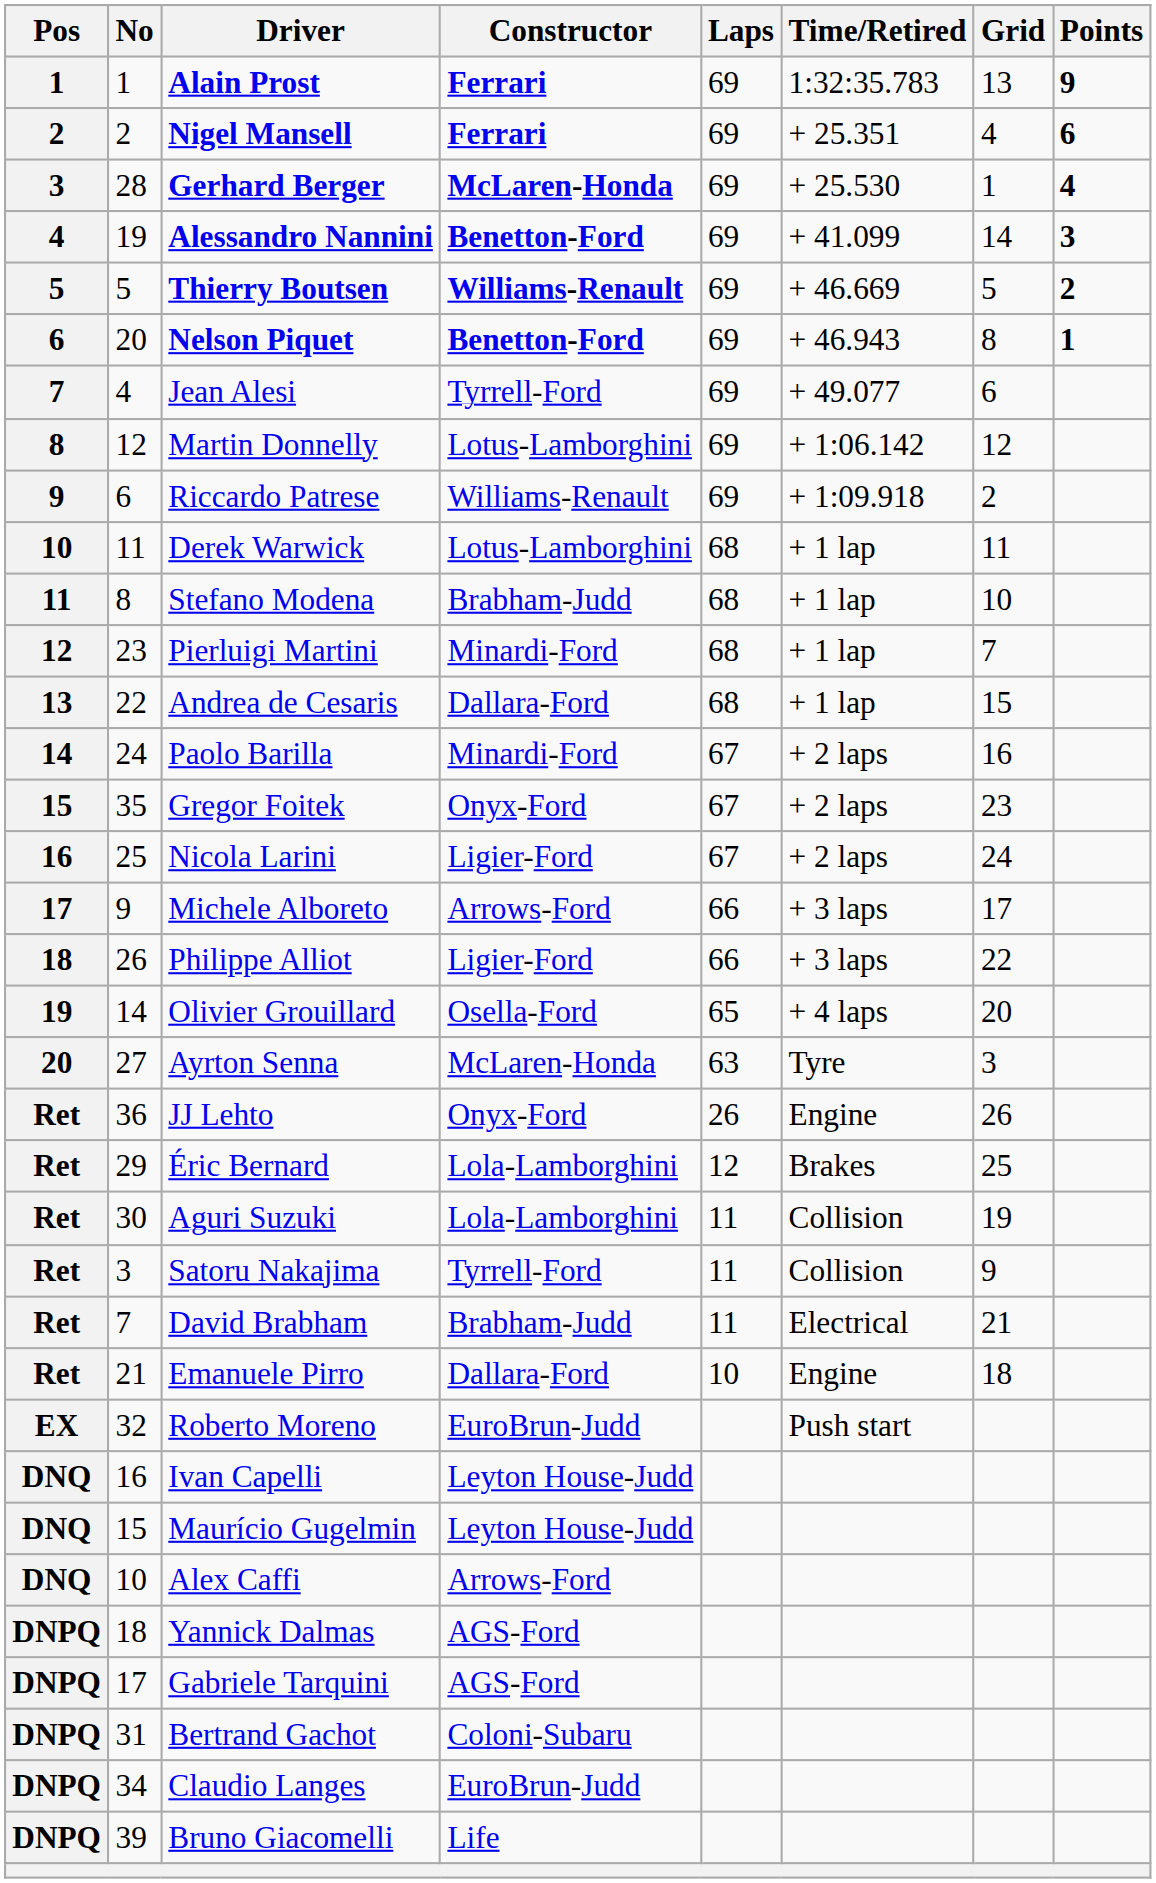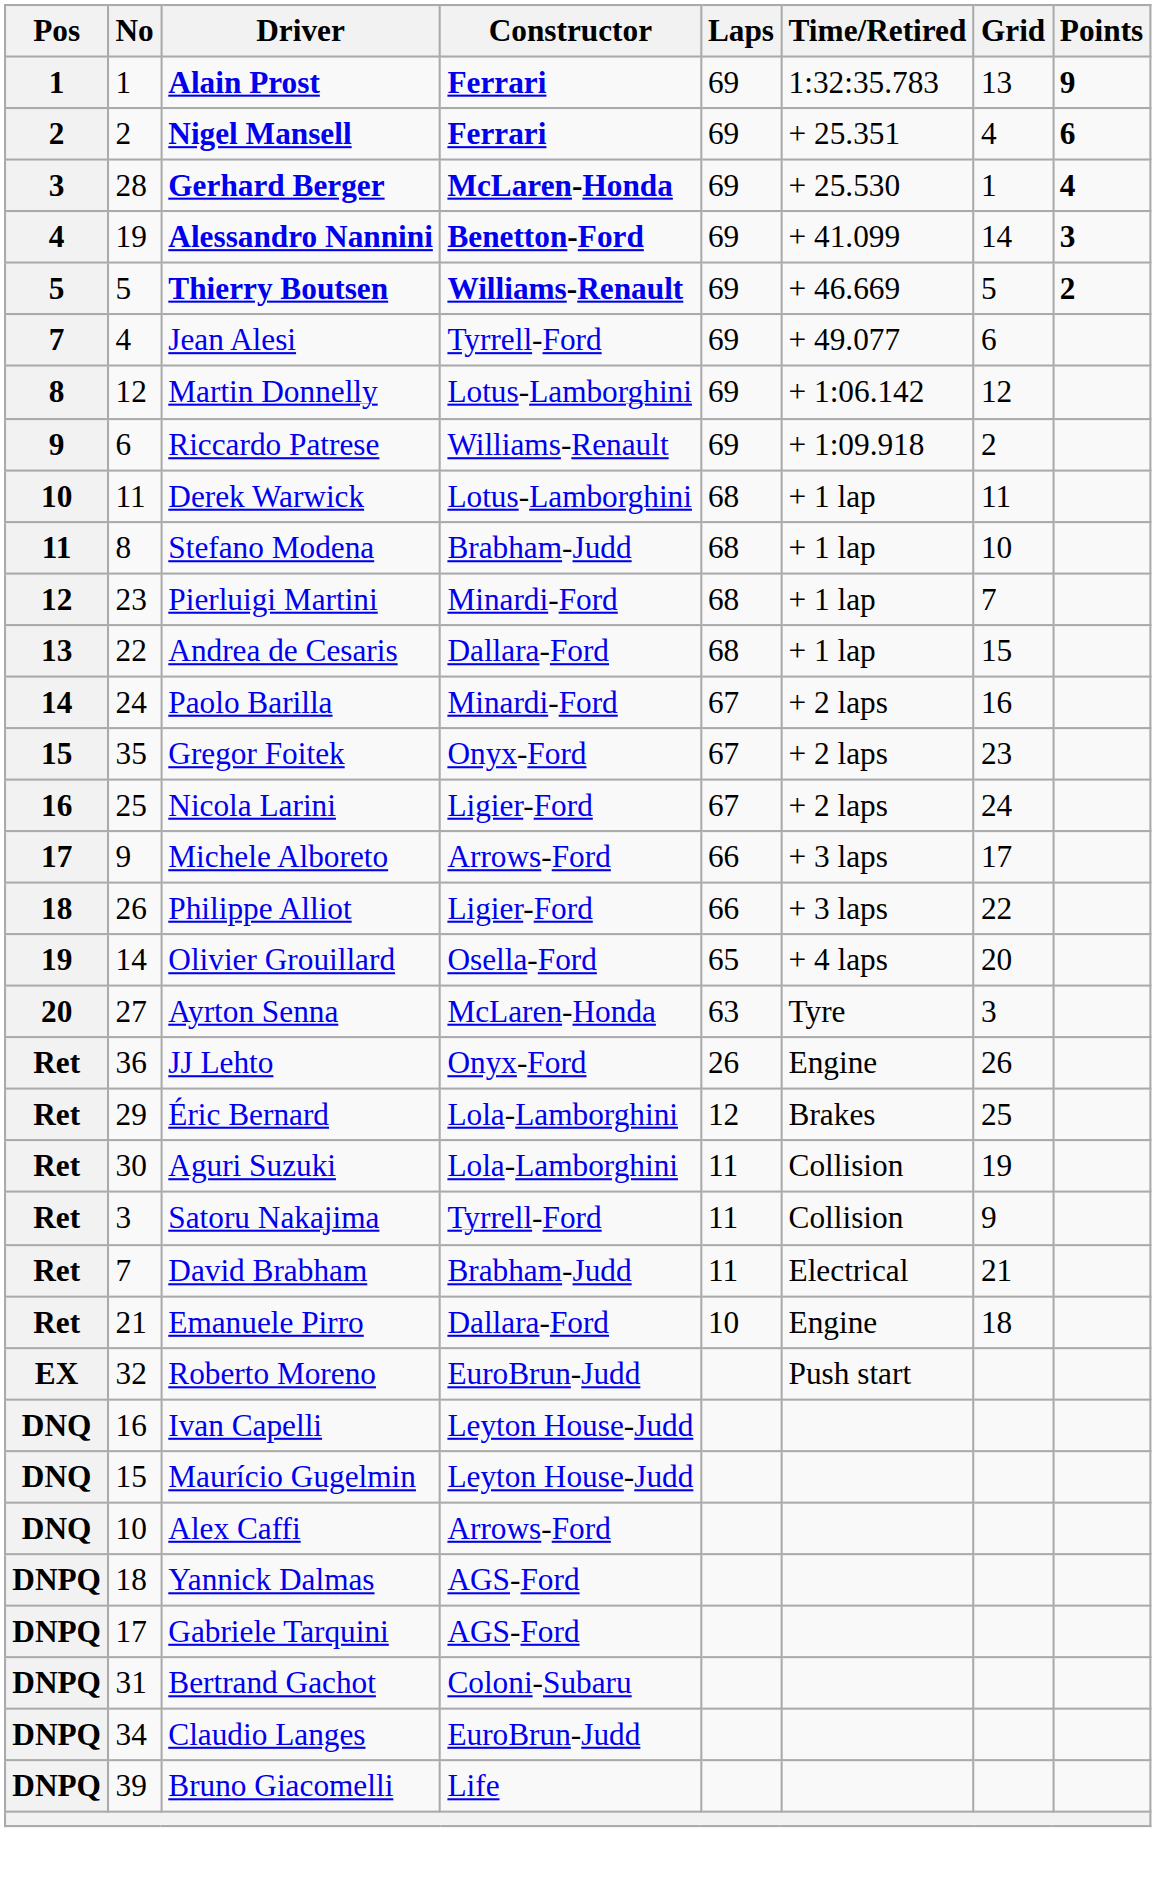- row: (261, 340)
